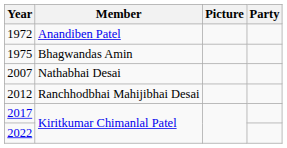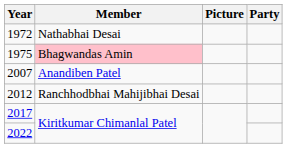(79, 34) Anandiben Patel -> (79, 34) Nathabhai Desai
(85, 53) no background -> (85, 53) pink background
(79, 73) Nathabhai Desai -> (79, 73) Anandiben Patel
